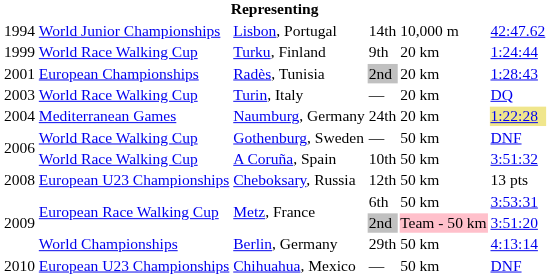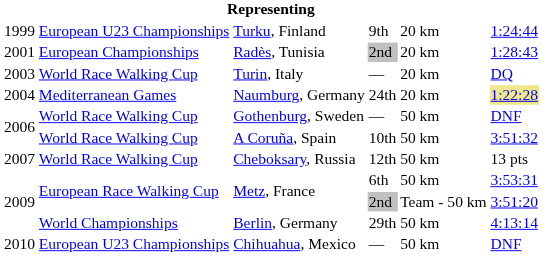- row: (285, 30)
(118, 52) World Race Walking Cup -> (134, 30) European U23 Championships
(19, 180) 2008 -> (19, 159) 2007
(134, 180) European U23 Championships -> (118, 159) World Race Walking Cup
(443, 223) pink background -> (443, 201) no background
